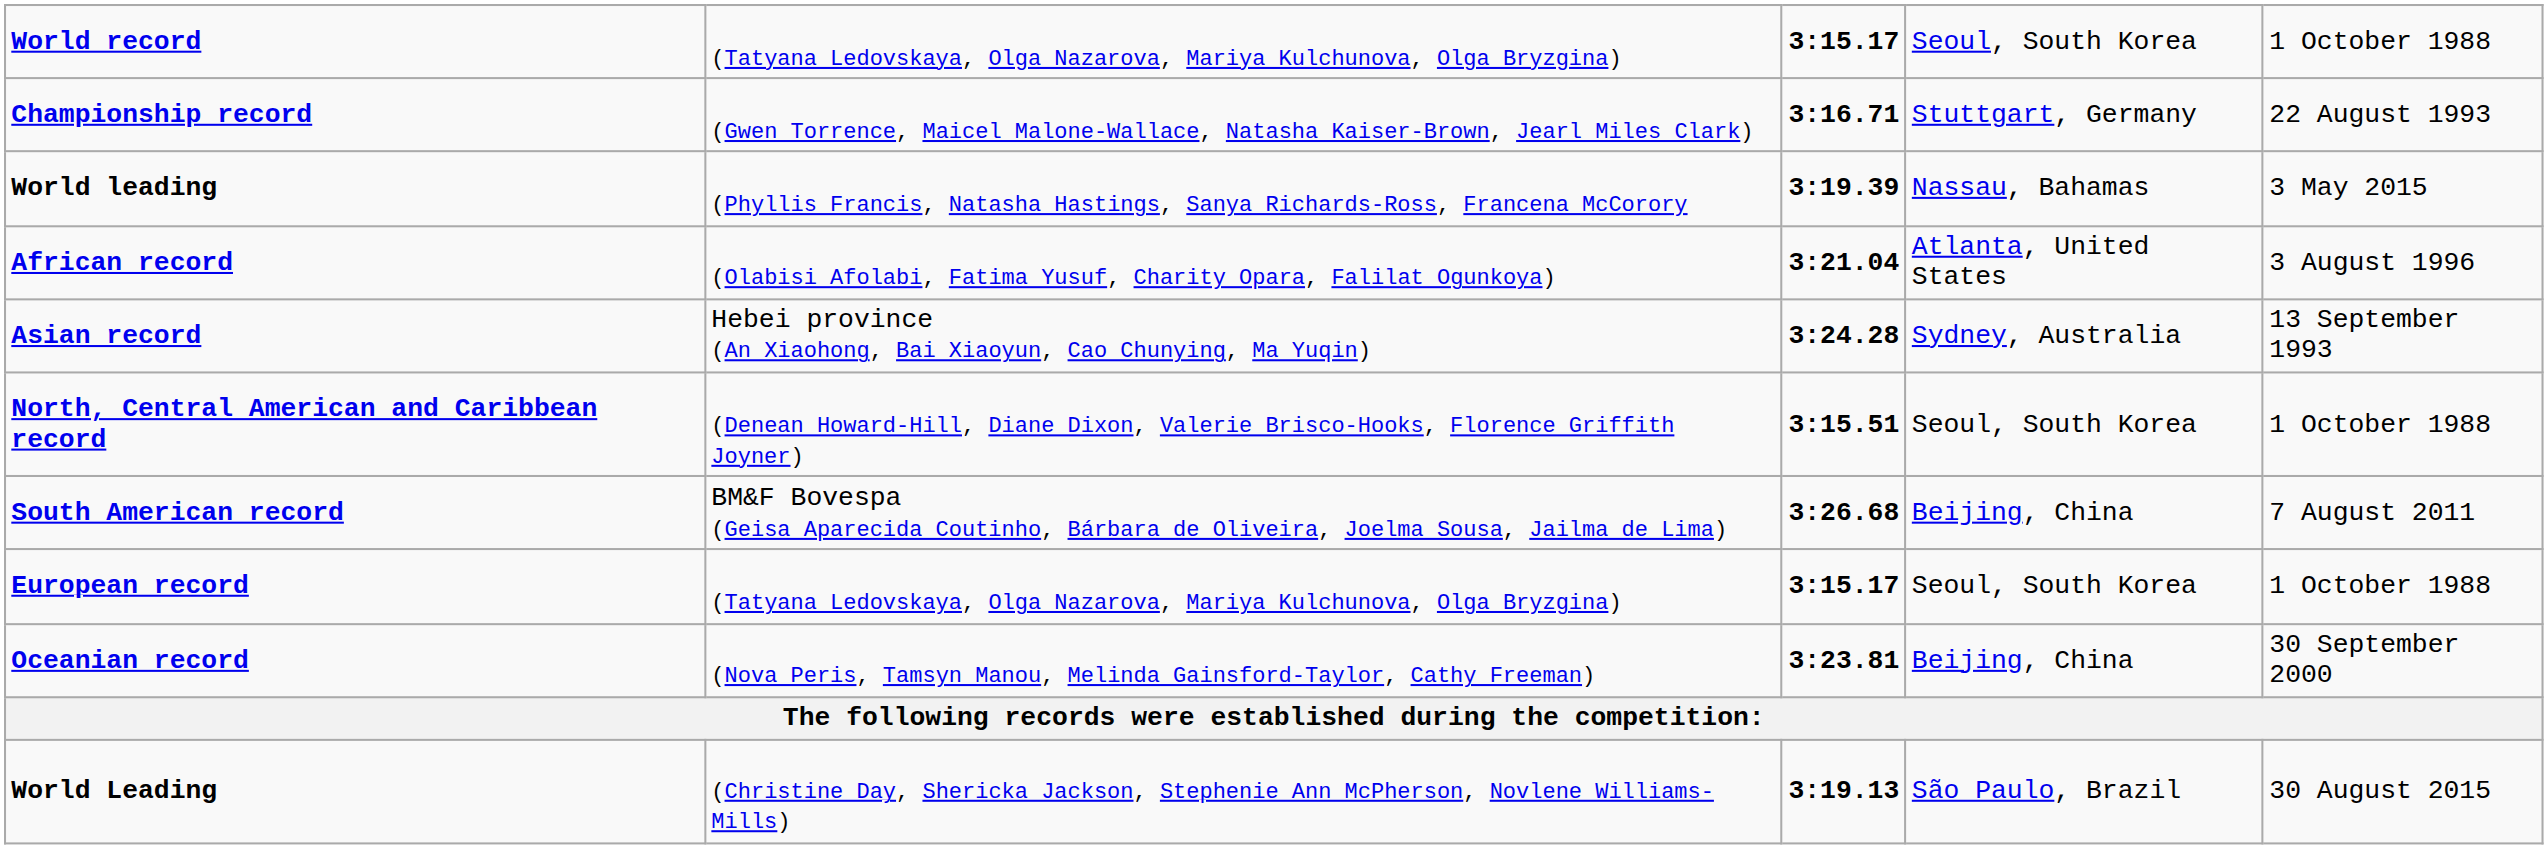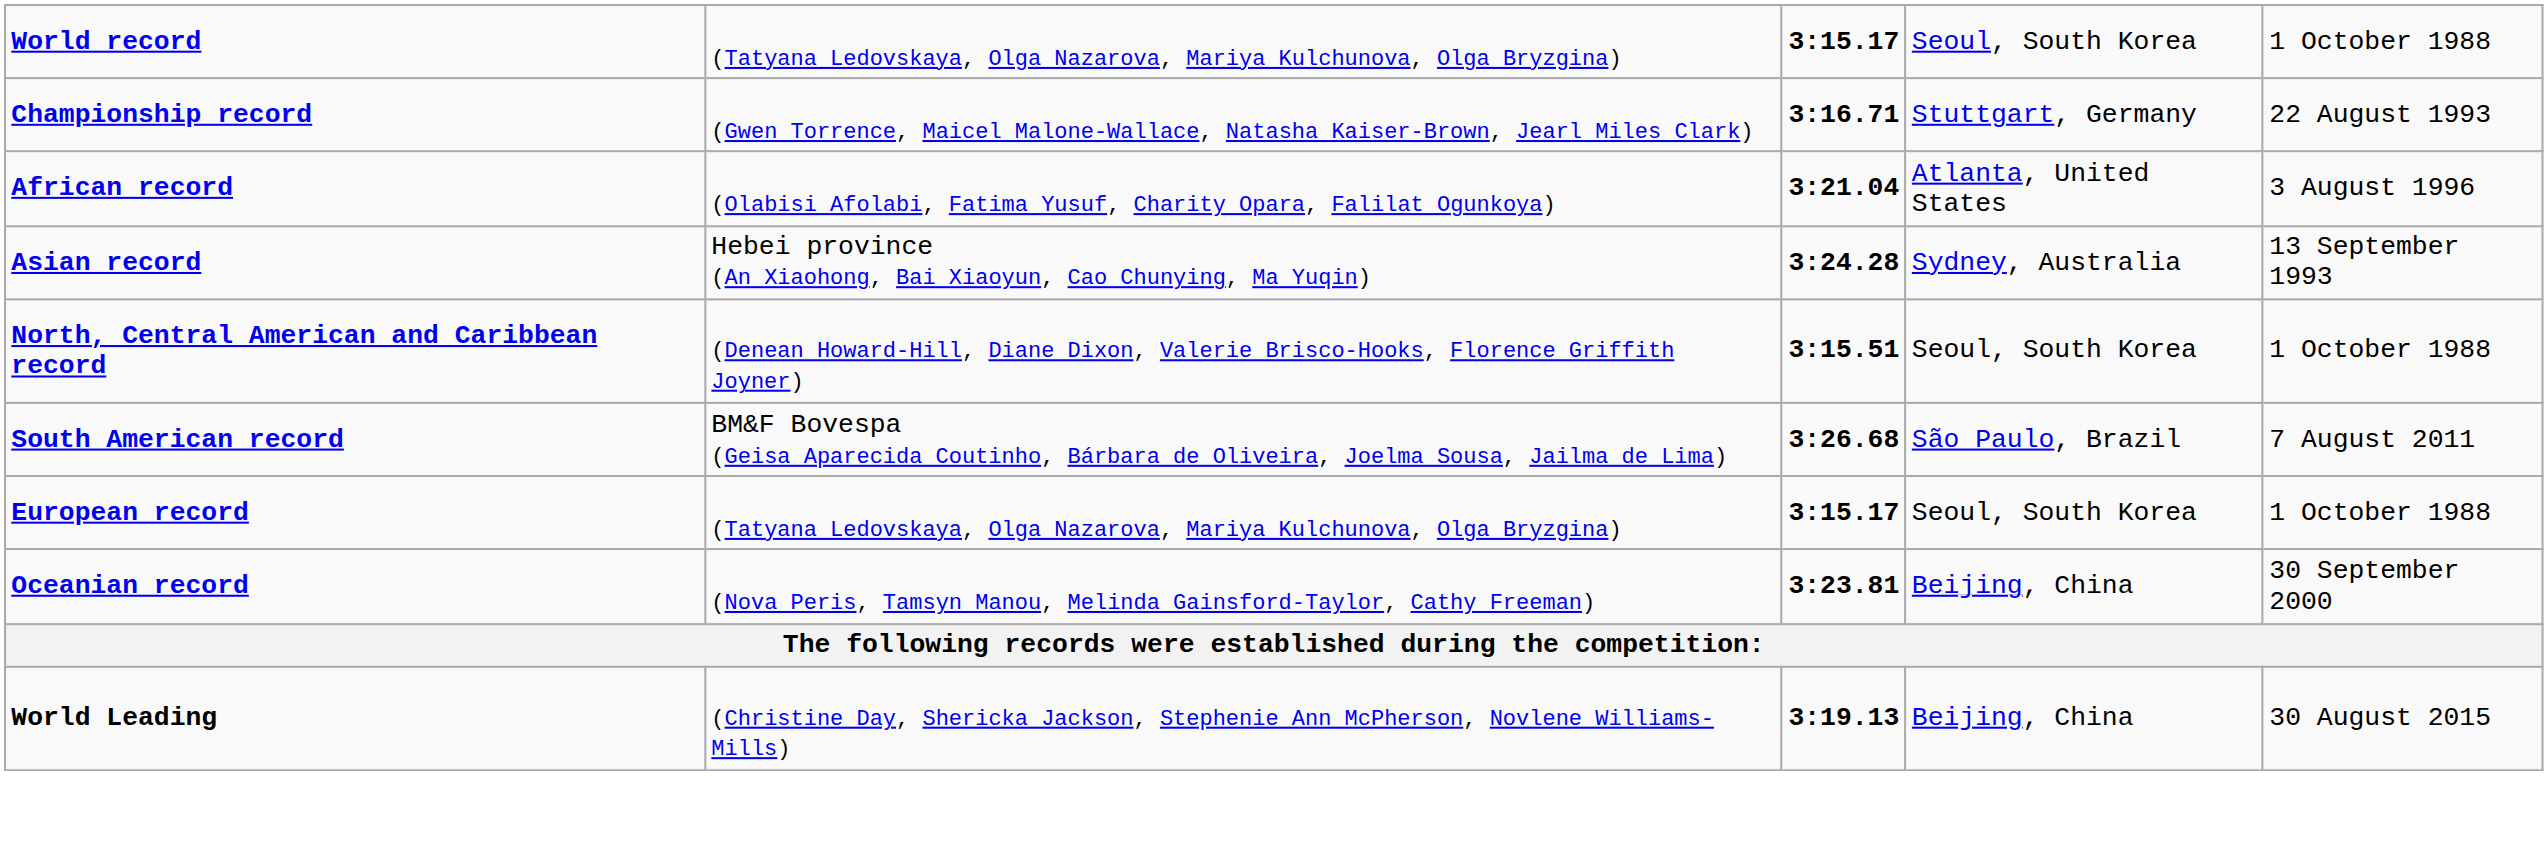- row: (114, 189)
(2023, 513) Beijing, China -> (2046, 439) São Paulo, Brazil
(2046, 792) São Paulo, Brazil -> (2023, 718) Beijing, China
